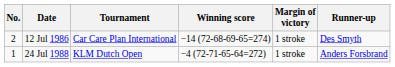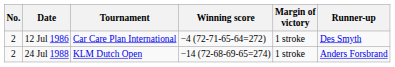(226, 39) −14 (72-68-69-65=274) -> (223, 39) −4 (72-71-65-64=272)
(13, 54) 1 -> (13, 54) 2
(223, 54) −4 (72-71-65-64=272) -> (226, 54) −14 (72-68-69-65=274)
